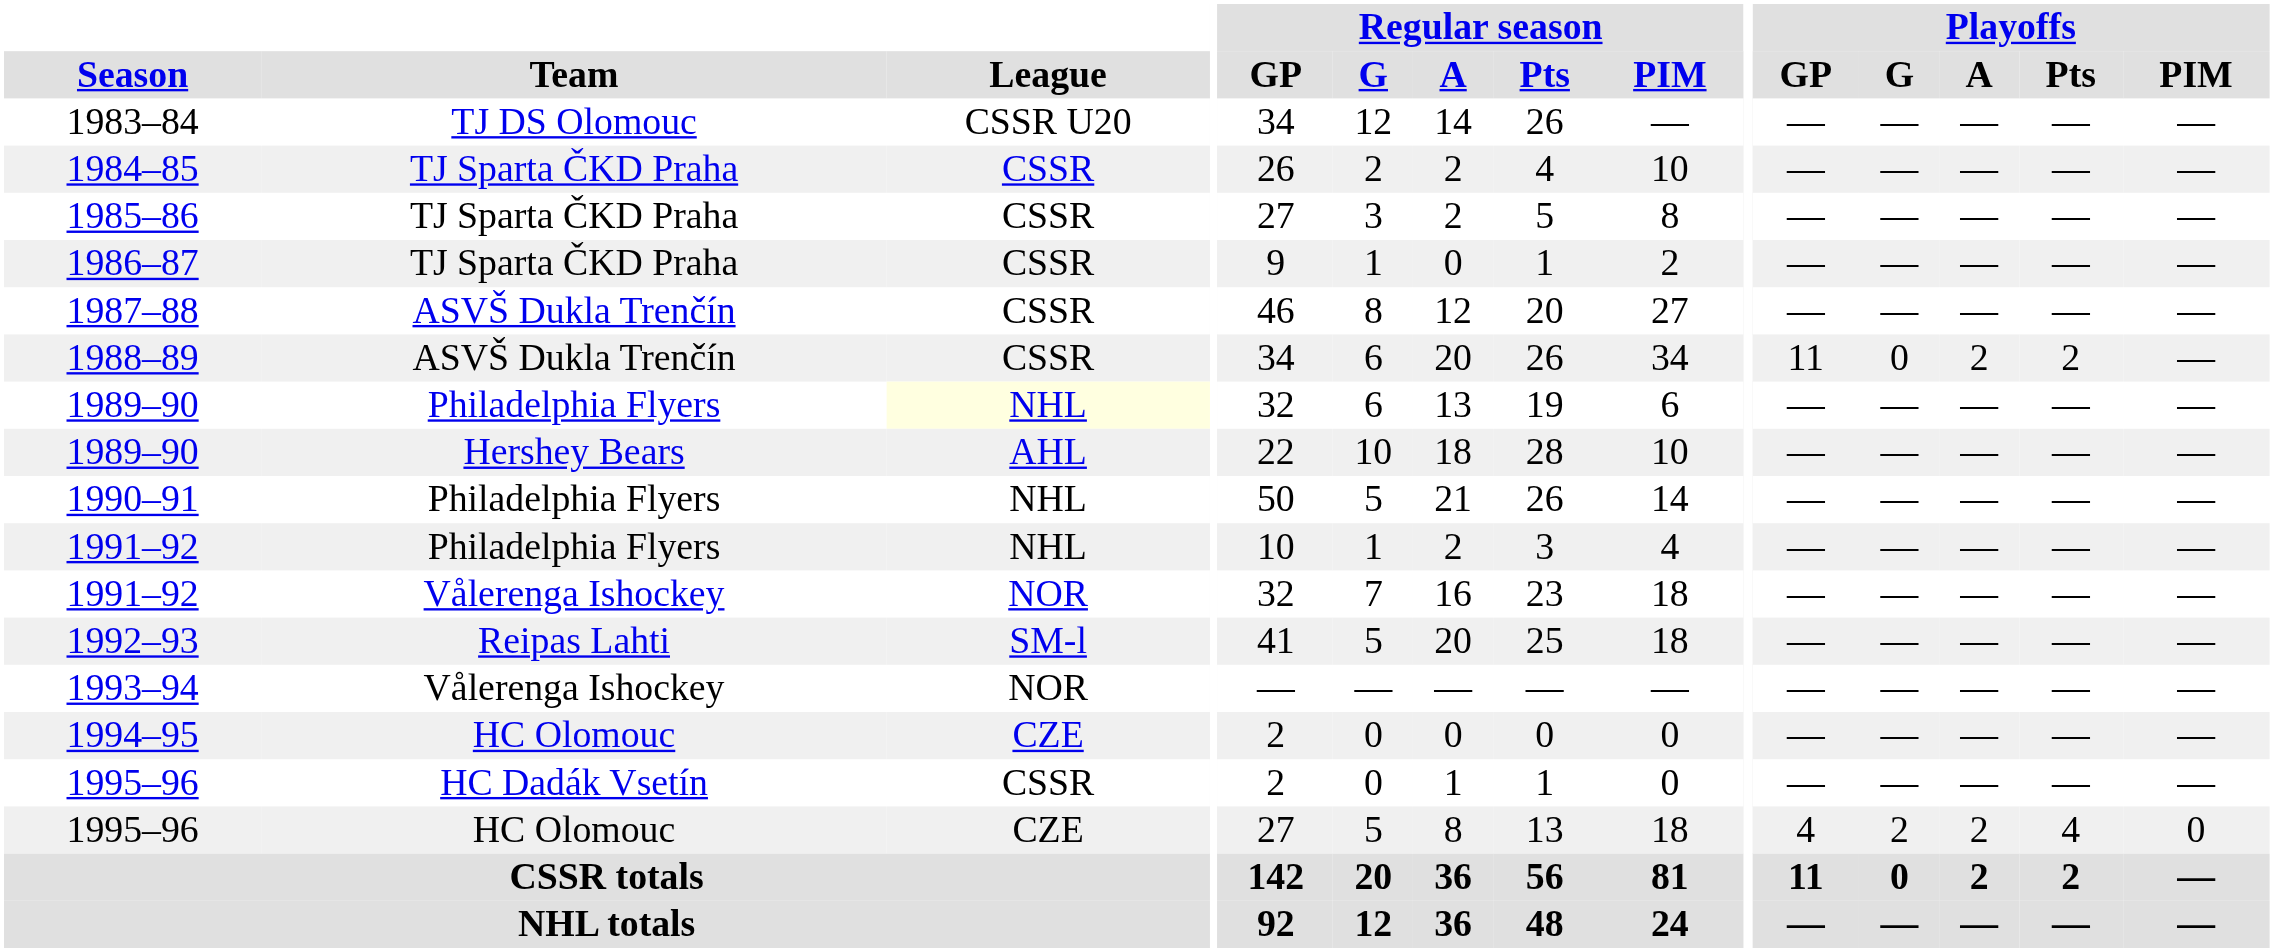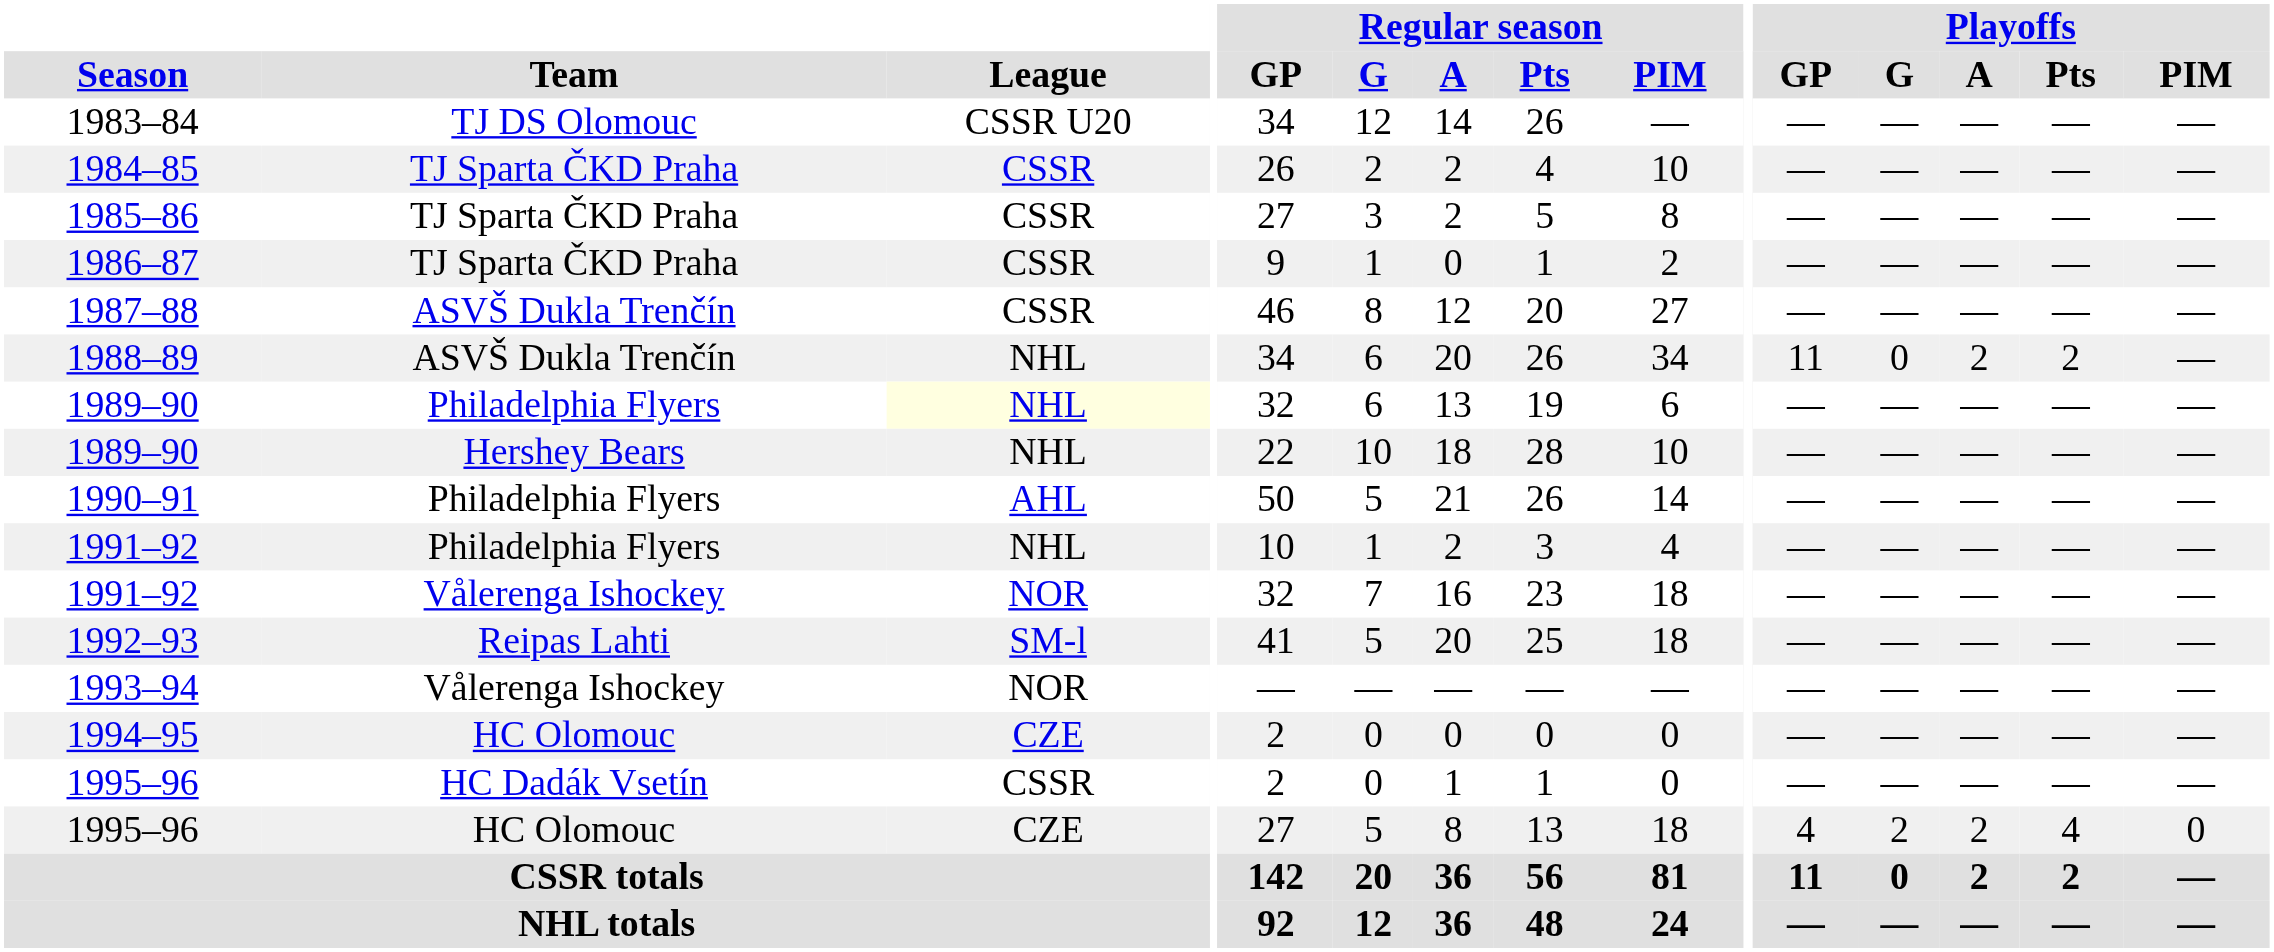(1048, 357) CSSR -> (1048, 357) NHL
(1048, 451) AHL -> (1048, 451) NHL
(1048, 498) NHL -> (1048, 498) AHL
